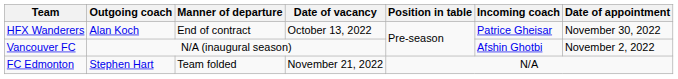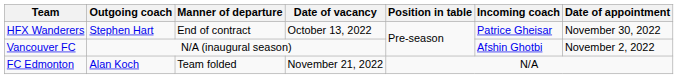(114, 30) Alan Koch -> (122, 30) Stephen Hart
(122, 64) Stephen Hart -> (114, 64) Alan Koch
